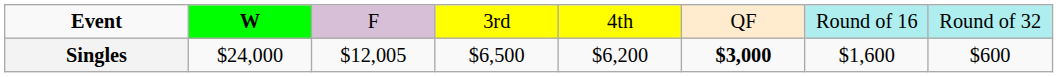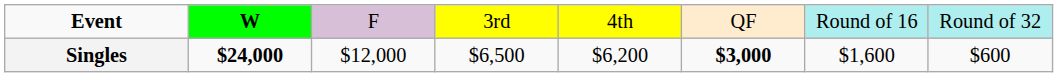(250, 55) normal -> (250, 55) bold
(373, 55) $12,005 -> (373, 55) $12,000
